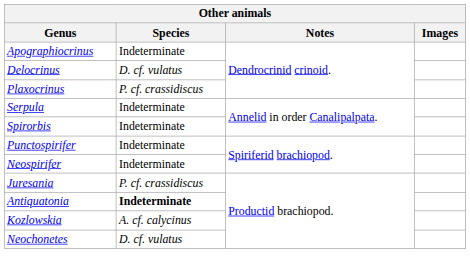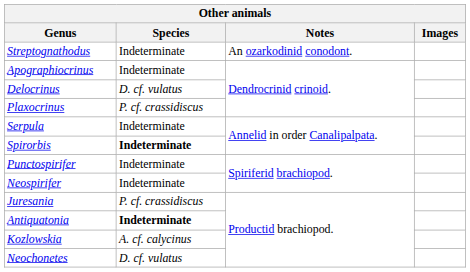+ row: (49, 51)
(152, 126) normal -> (155, 145) bold
